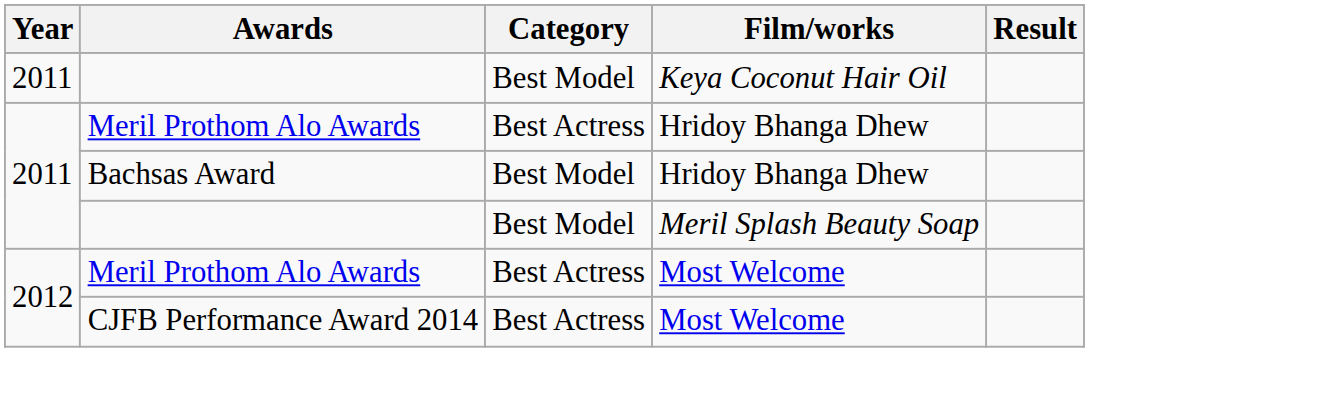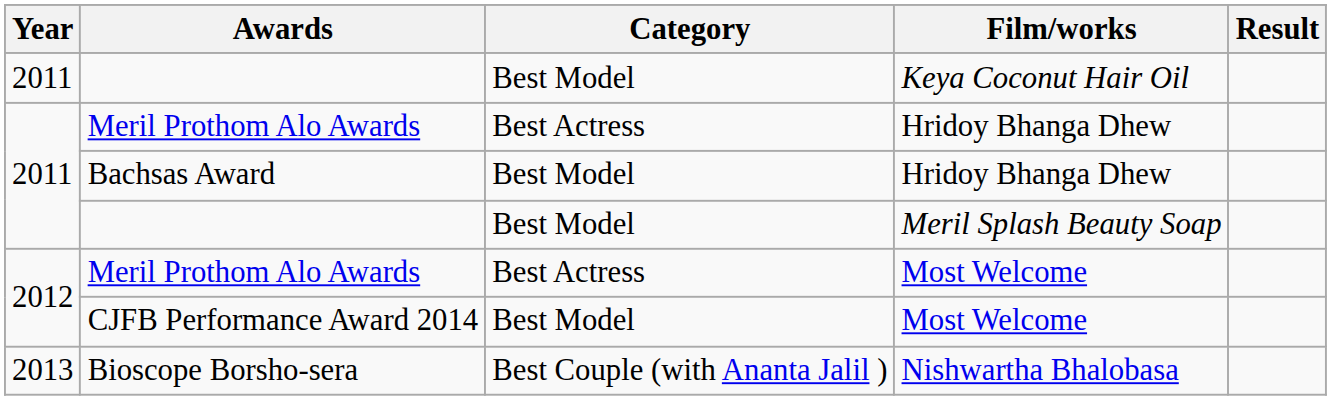(569, 321) Best Actress -> (564, 321) Best Model
+ row: (223, 369)
